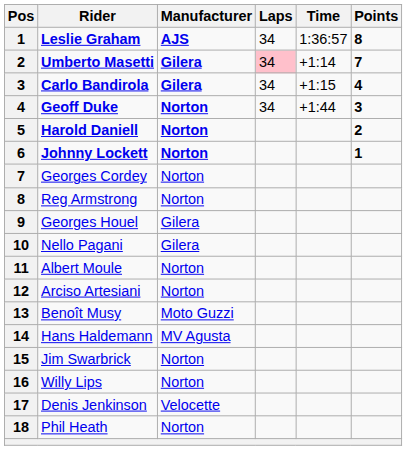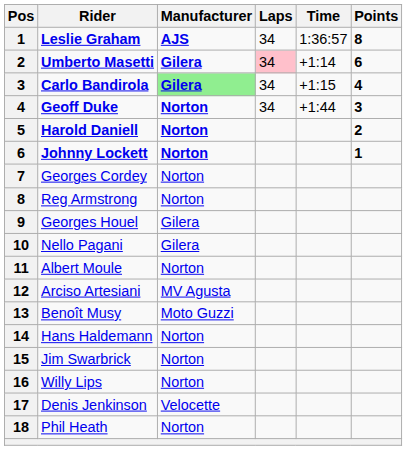(358, 62) 7 -> (358, 62) 6
(181, 85) no background -> (181, 85) lightgreen background
(182, 290) Norton -> (196, 290) MV Agusta
(196, 336) MV Agusta -> (182, 336) Norton
